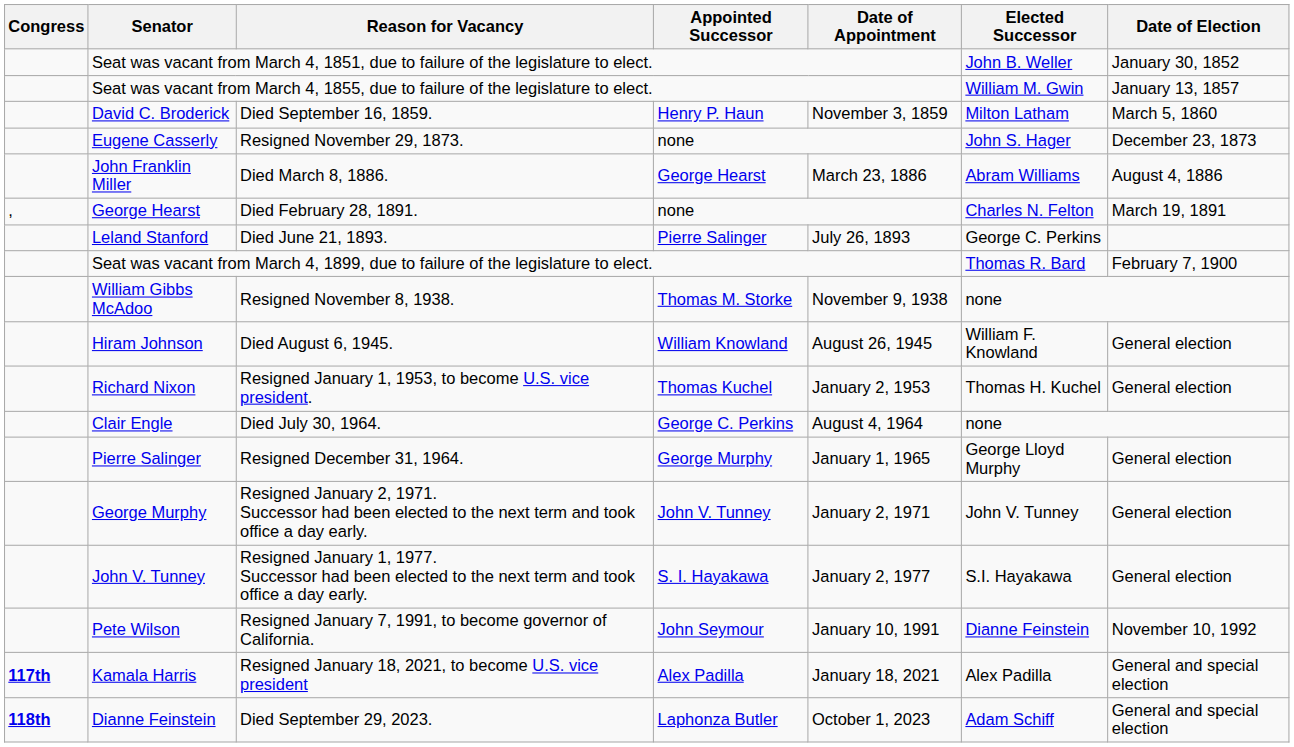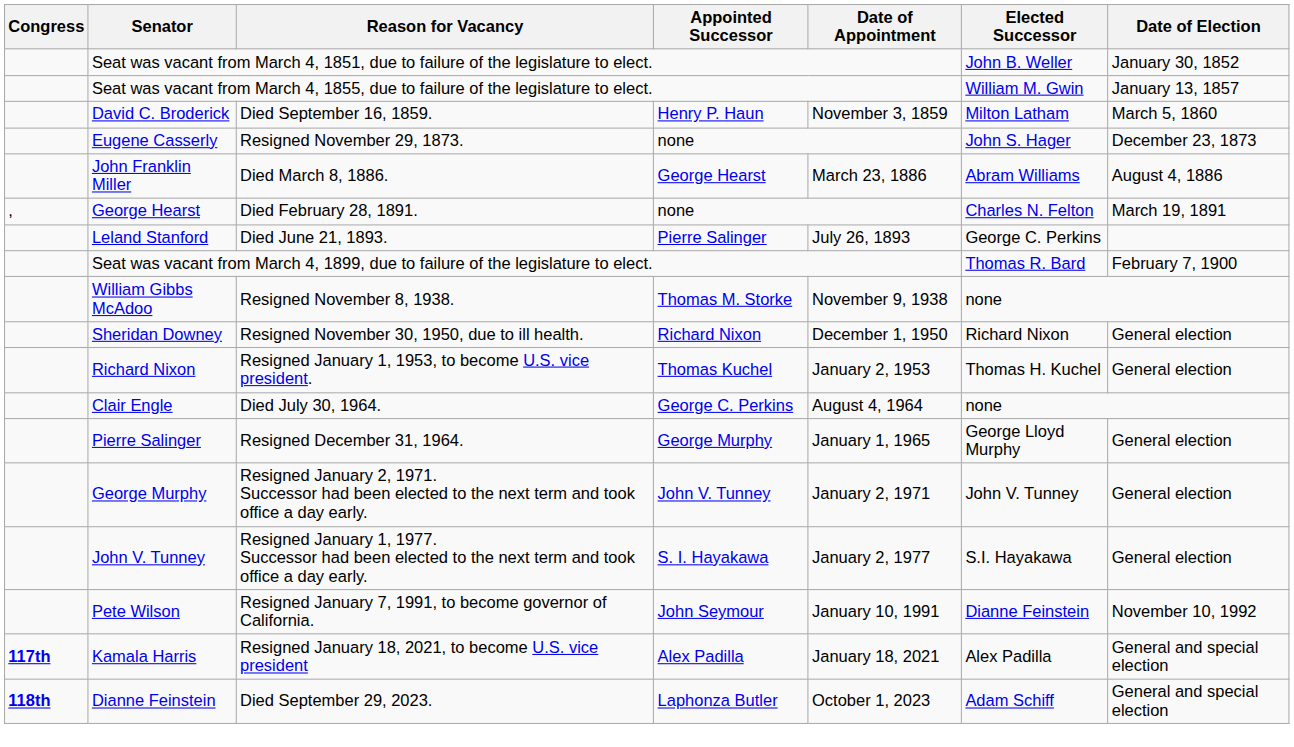- row: (147, 343)
+ row: (157, 334)
